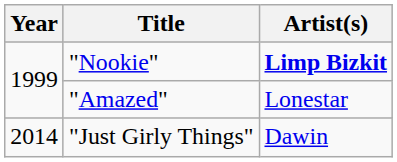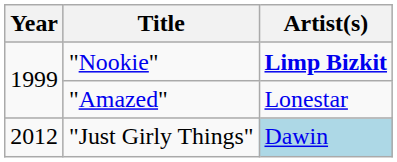(34, 136) 2014 -> (34, 136) 2012
(296, 136) no background -> (296, 136) lightblue background
